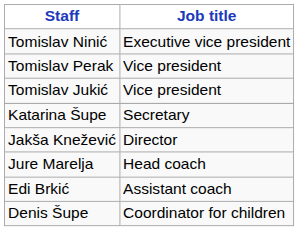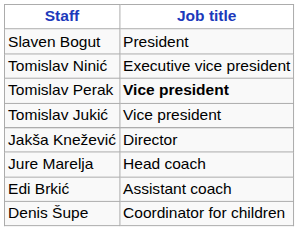+ row: (54, 41)
(172, 66) normal -> (176, 90) bold
- row: (57, 115)
